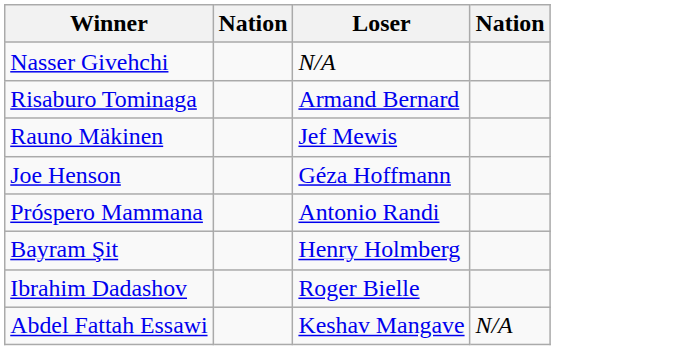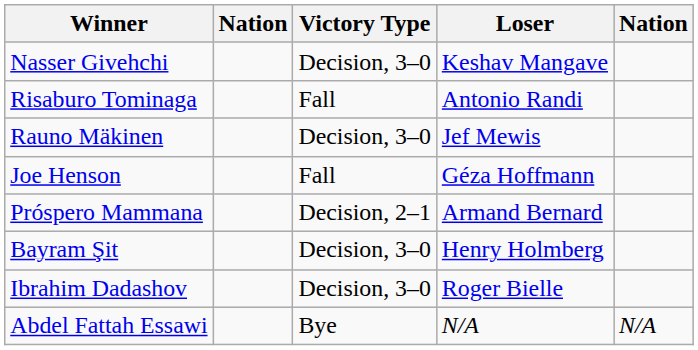+ column: (365, 23)
(317, 61) N/A -> (525, 61) Keshav Mangave
(379, 99) Armand Bernard -> (512, 99) Antonio Randi
(369, 212) Antonio Randi -> (522, 212) Armand Bernard
(381, 325) Keshav Mangave -> (460, 325) N/A
